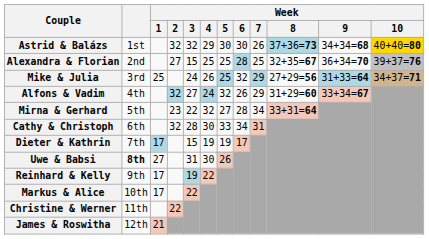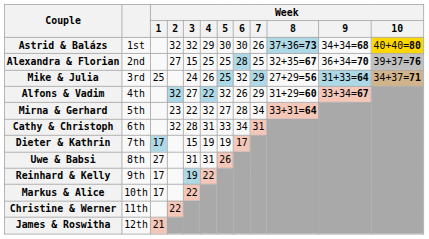(209, 95) 24 -> (209, 95) 22
(209, 127) 30 -> (209, 127) 31
(136, 160) bold -> (136, 160) normal
(209, 160) 30 -> (209, 160) 31
